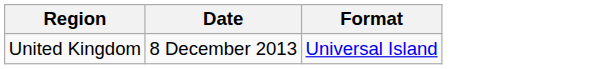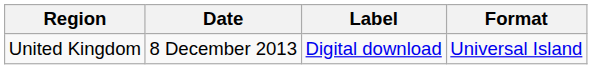+ column: (374, 19)
